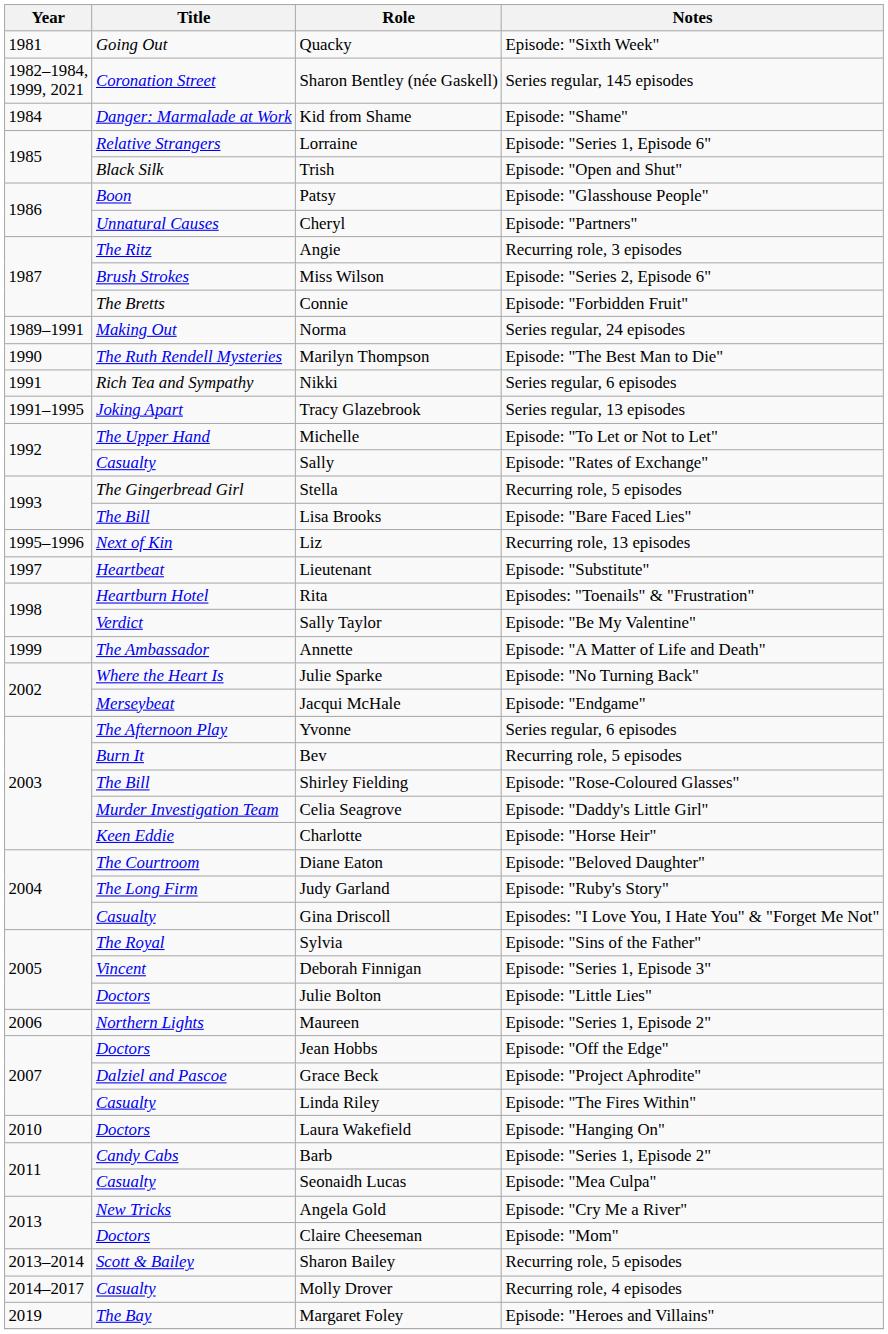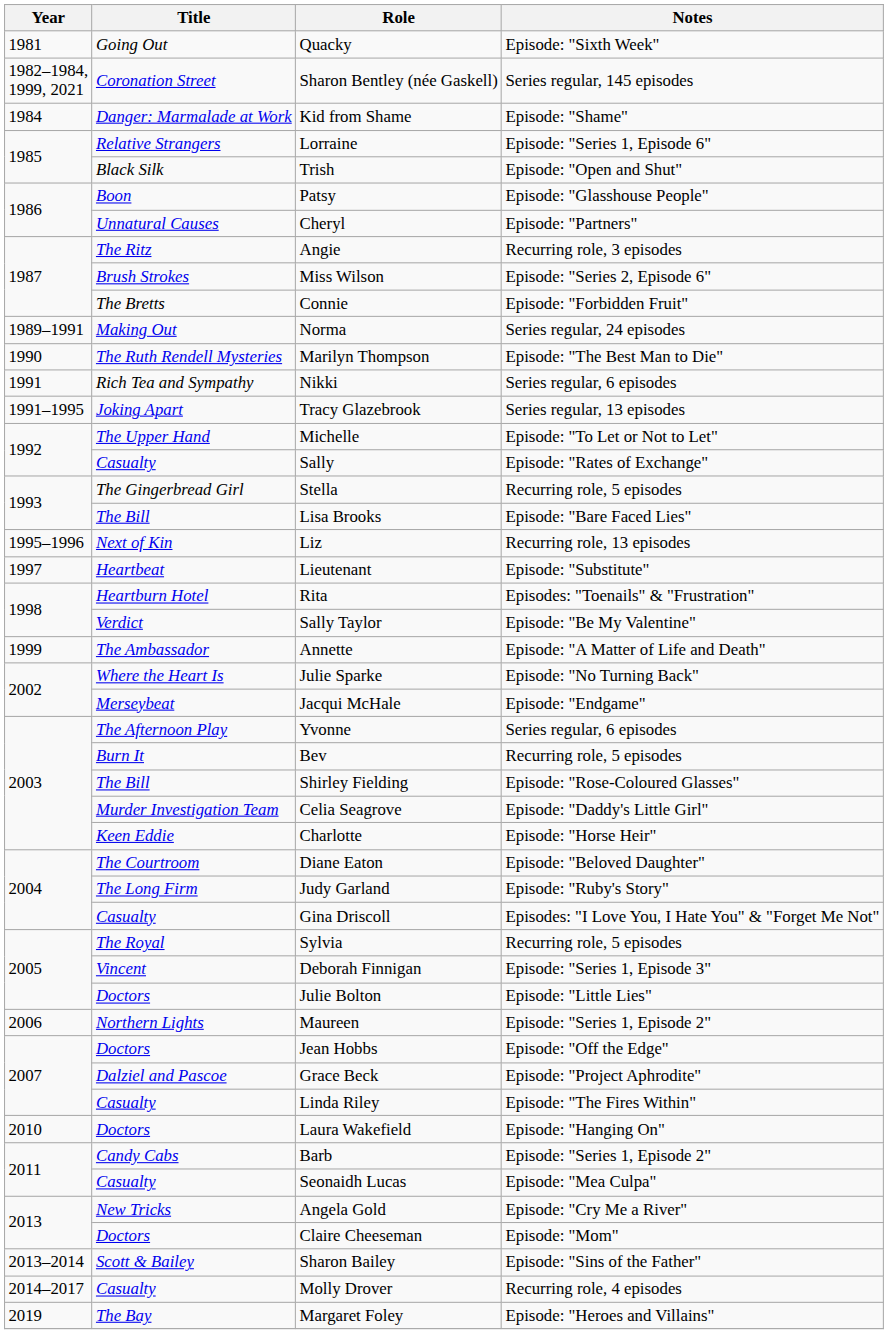(603, 942) Episode: "Sins of the Father" -> (594, 942) Recurring role, 5 episodes
(594, 1262) Recurring role, 5 episodes -> (603, 1262) Episode: "Sins of the Father"
